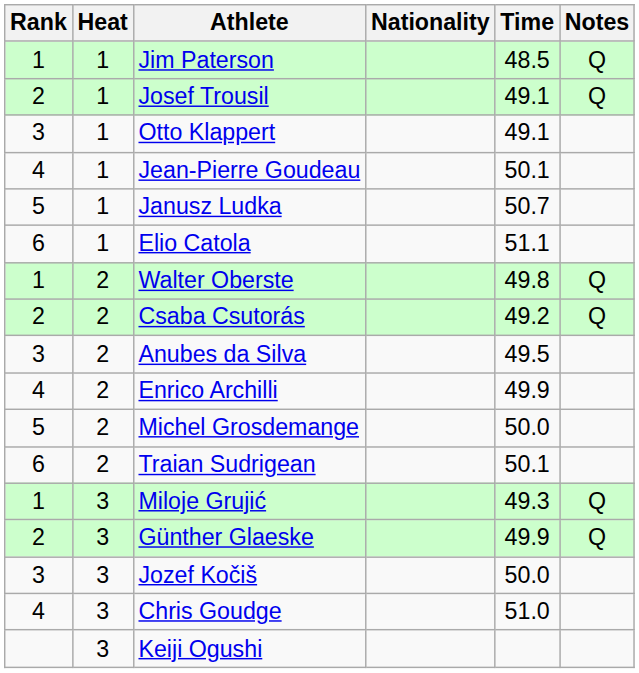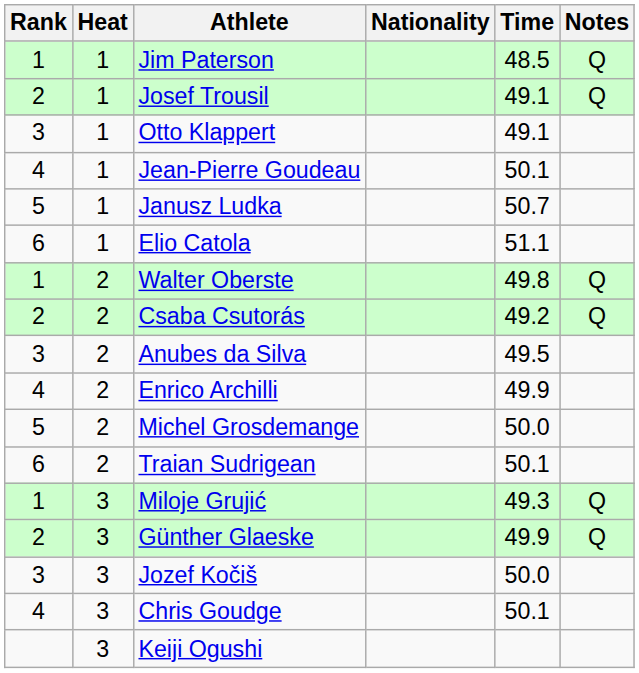(527, 611) 51.0 -> (527, 611) 50.1
